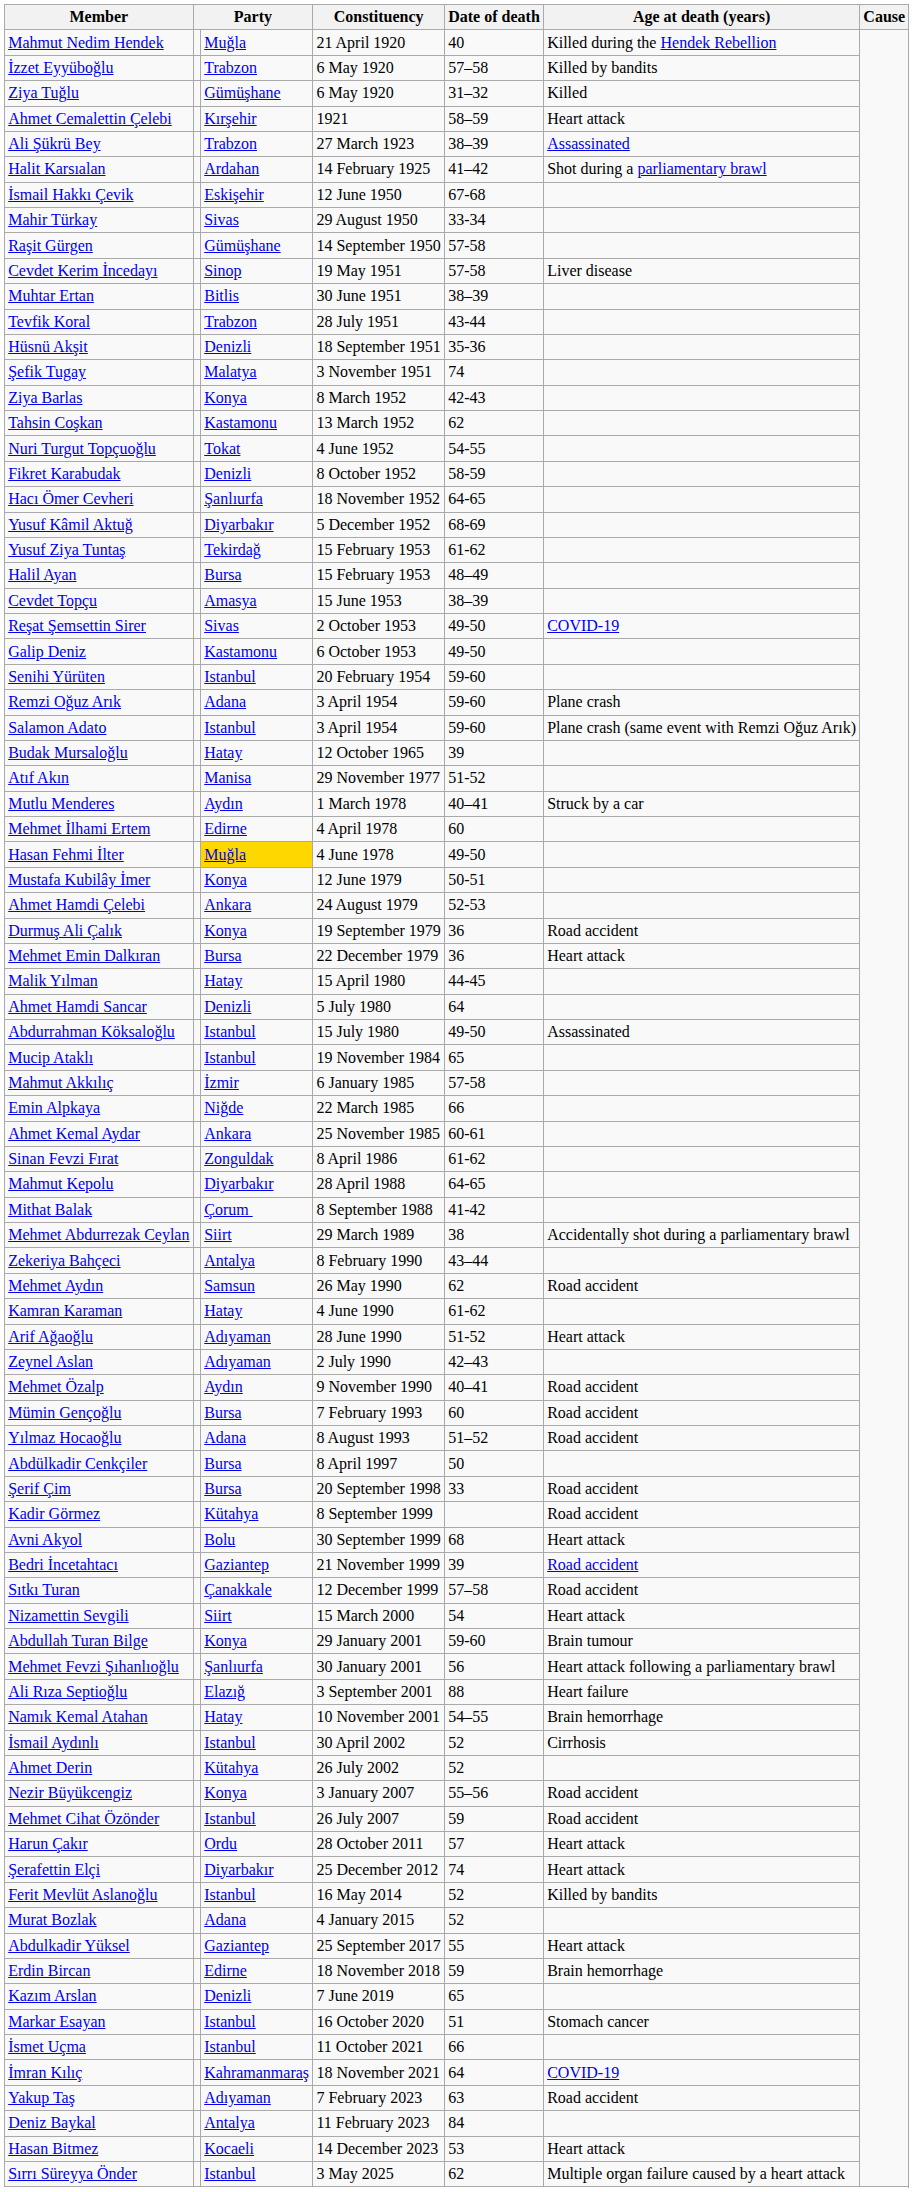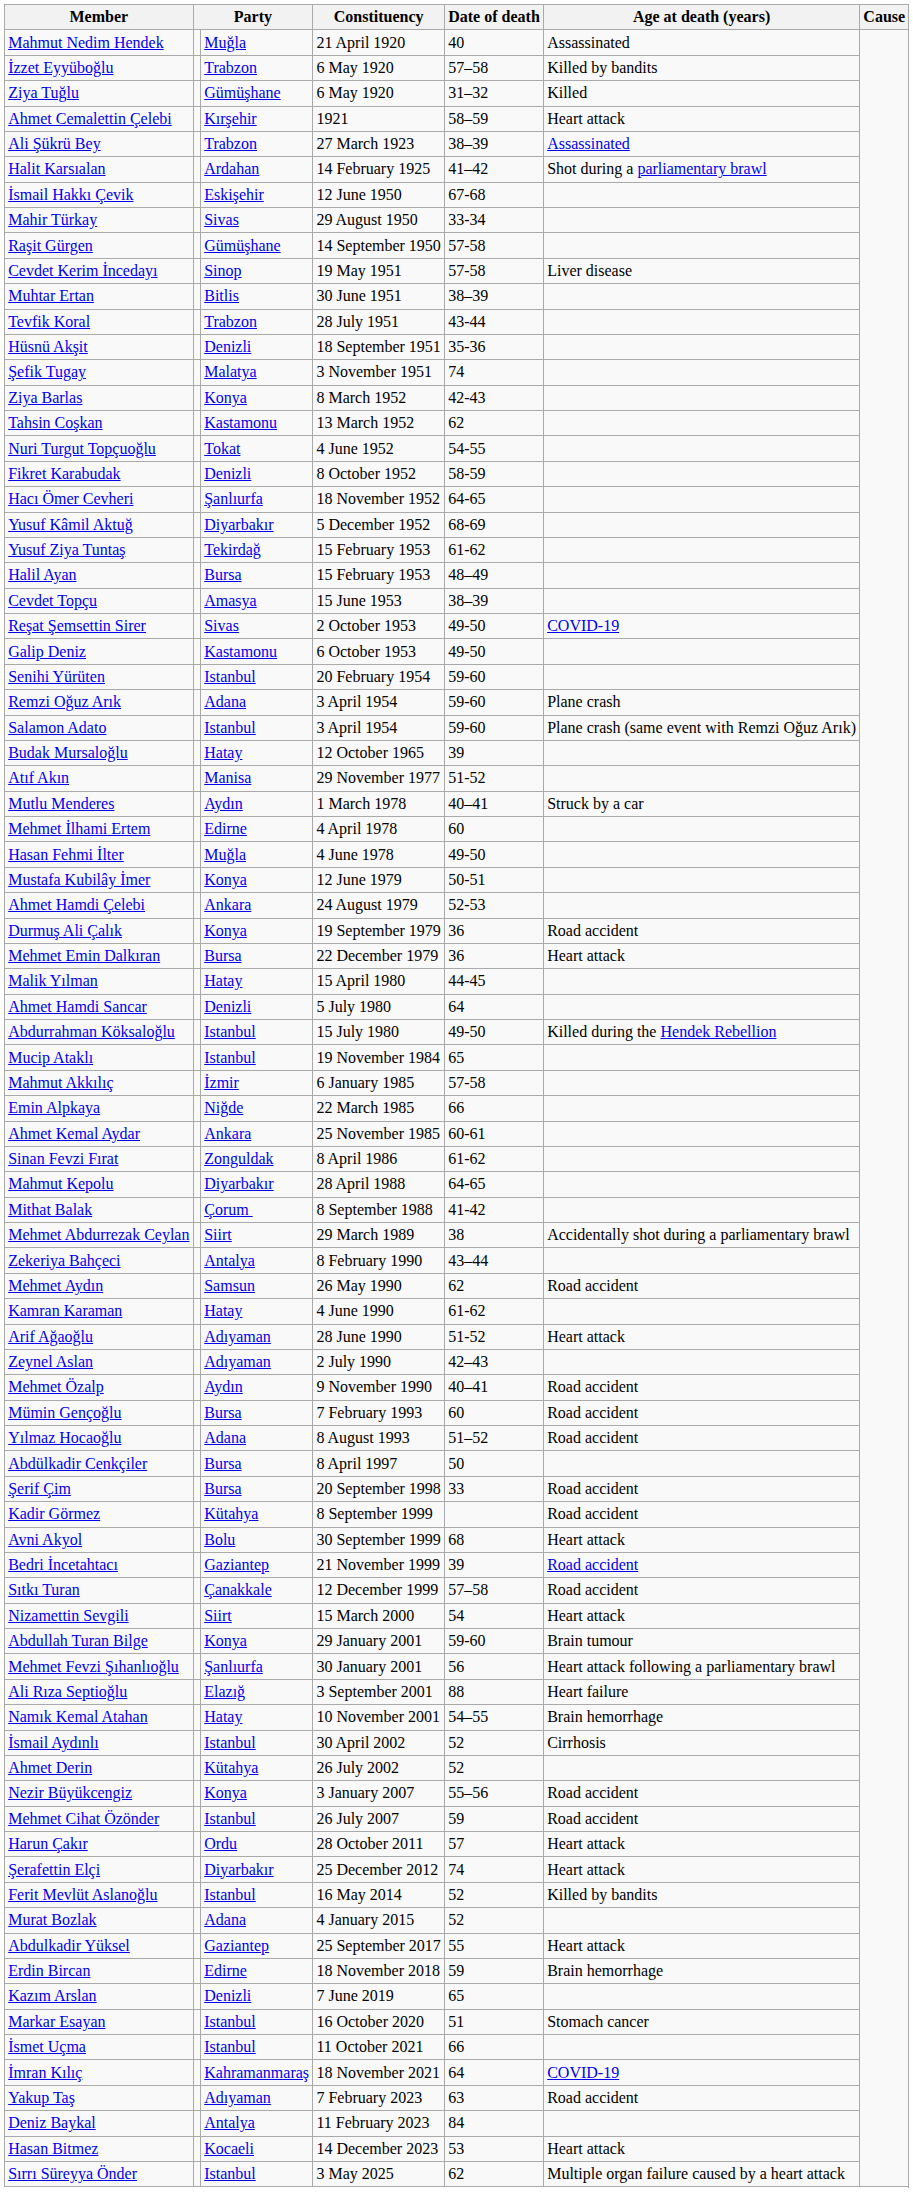(662, 42) Killed during the Hendek Rebellion -> (588, 42) Assassinated
(225, 854) gold background -> (225, 854) no background
(588, 1032) Assassinated -> (662, 1032) Killed during the Hendek Rebellion
